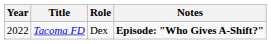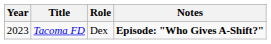(18, 30) 2022 -> (18, 30) 2023
